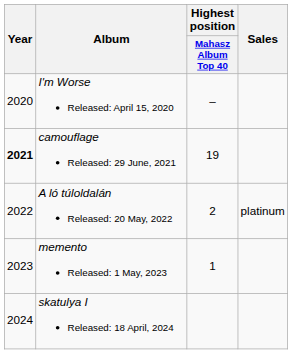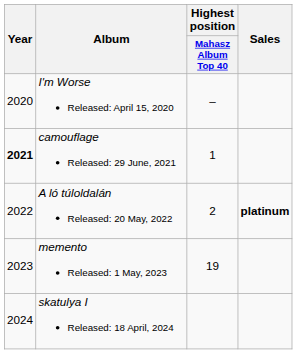(213, 156) 19 -> (213, 156) 1
(263, 211) normal -> (265, 211) bold
(213, 266) 1 -> (213, 266) 19
